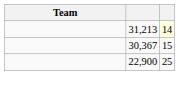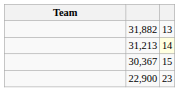+ row: (143, 29)
(167, 62) 25 -> (167, 78) 23
